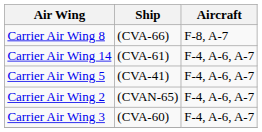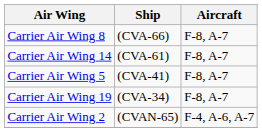(219, 55) F-4, A-6, A-7 -> (206, 55) F-8, A-7
(219, 76) F-4, A-6, A-7 -> (206, 76) F-8, A-7
+ row: (59, 96)
- row: (56, 117)
